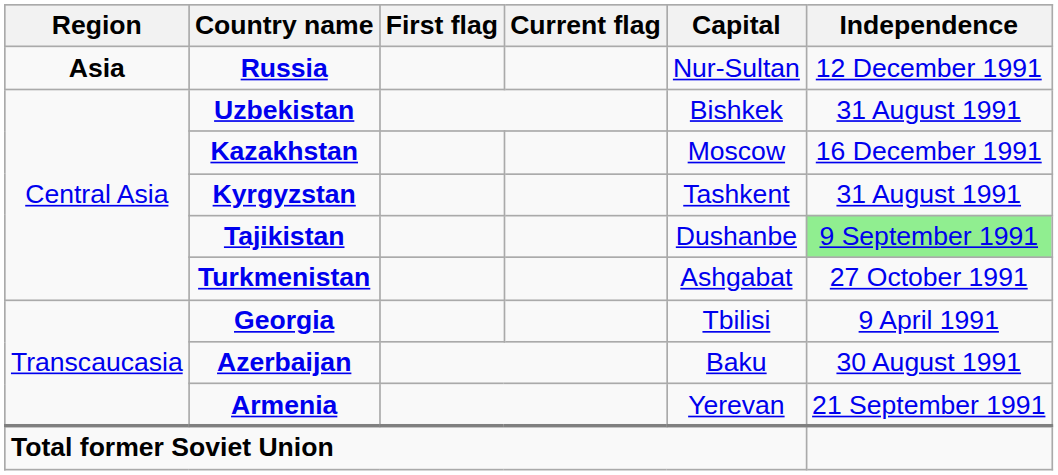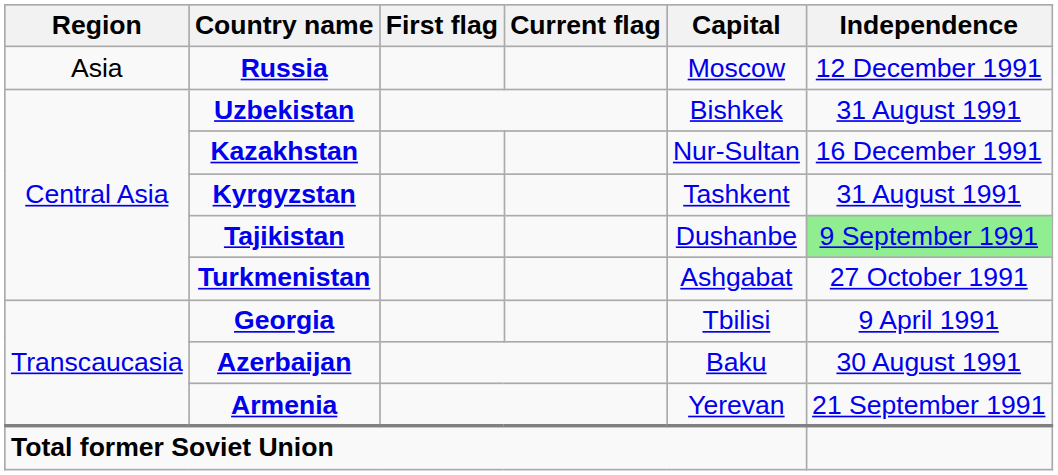(97, 67) bold -> (97, 67) normal
(736, 67) Nur-Sultan -> (736, 67) Moscow
(736, 151) Moscow -> (736, 151) Nur-Sultan
